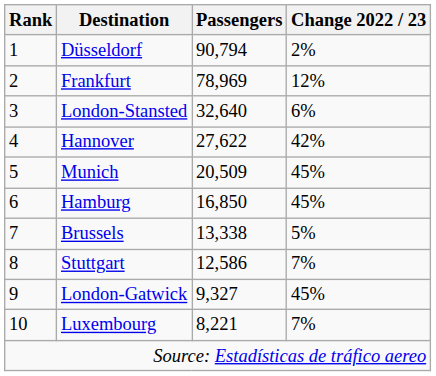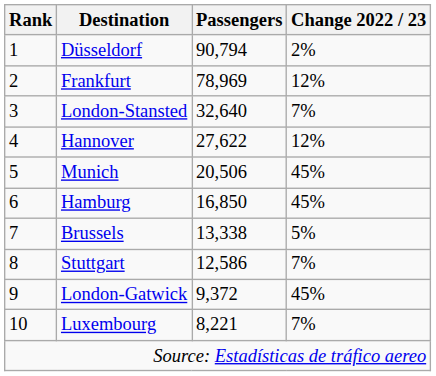(303, 110) 6% -> (303, 110) 7%
(308, 141) 42% -> (308, 141) 12%
(221, 171) 20,509 -> (221, 171) 20,506
(217, 293) 9,327 -> (217, 293) 9,372
